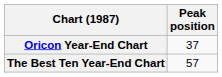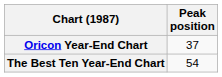(192, 63) 57 -> (192, 63) 54
